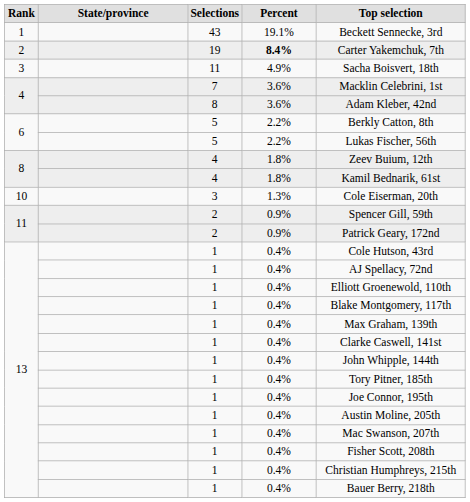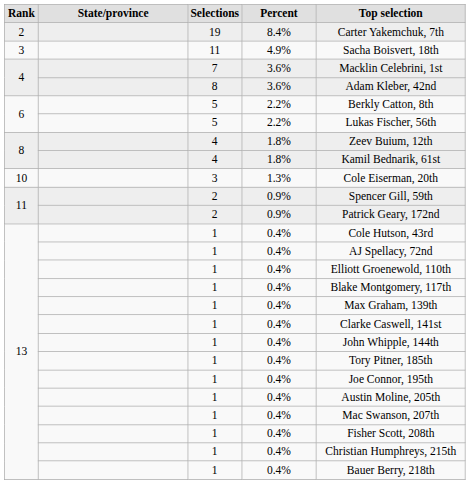- row: (21, 31)
(279, 50) bold -> (279, 31) normal
